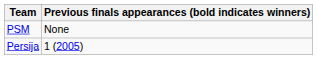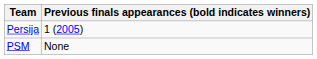rows swapped: (23, 46) <-> (18, 29)
